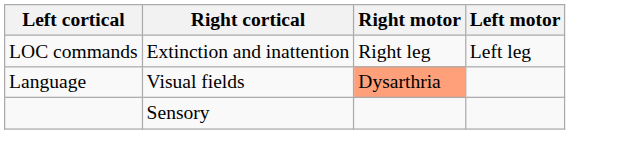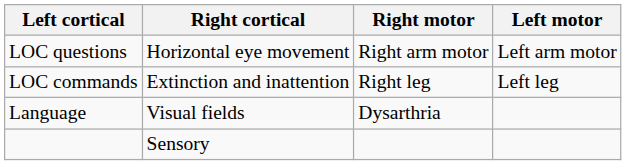+ row: (68, 50)
(400, 81) lightsalmon background -> (400, 112) no background
